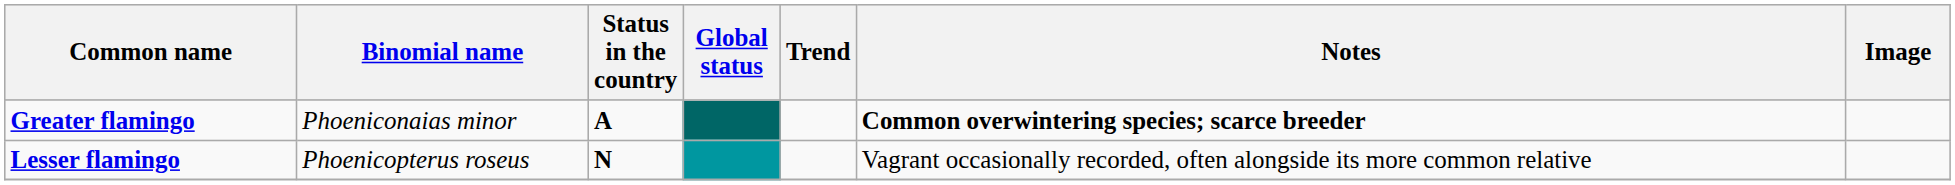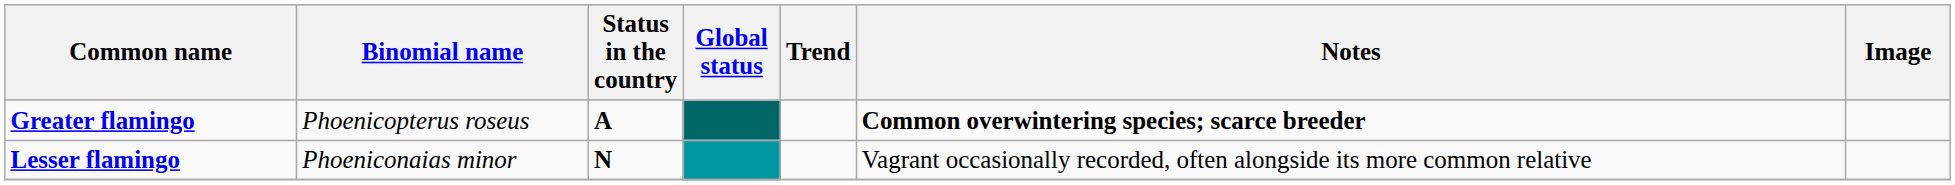(409, 120) Phoeniconaias minor -> (416, 120) Phoenicopterus roseus
(416, 159) Phoenicopterus roseus -> (409, 159) Phoeniconaias minor
